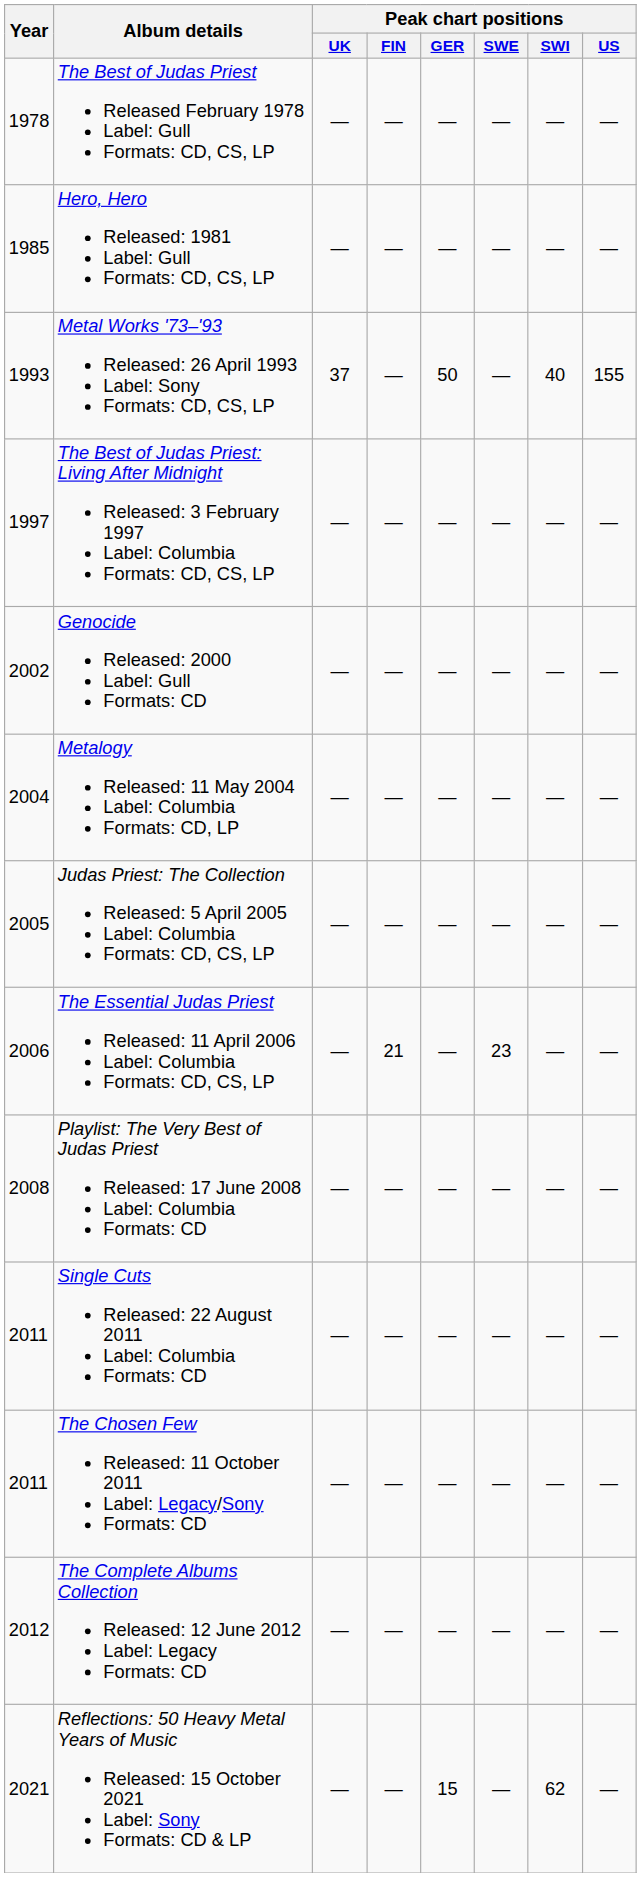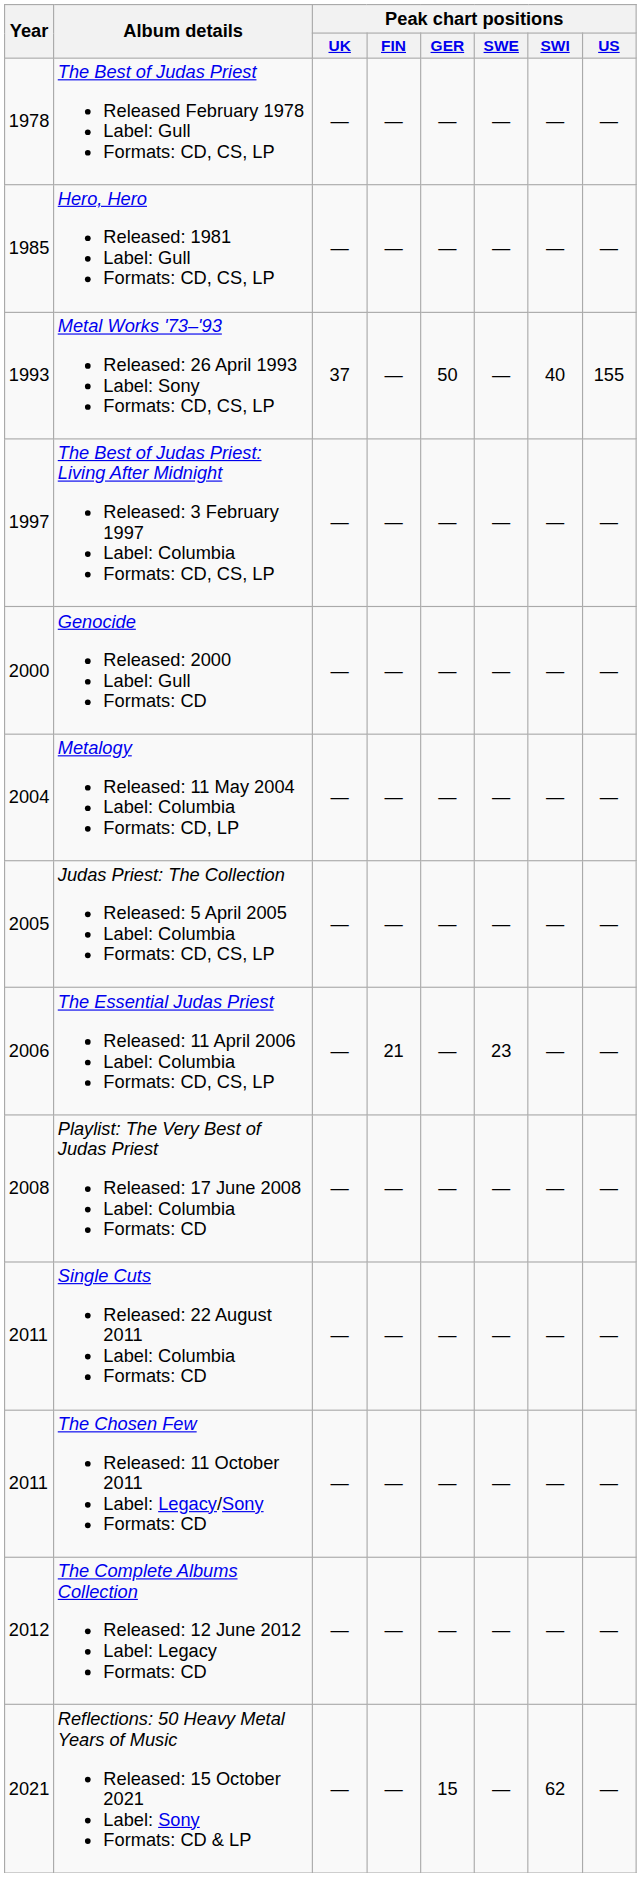(29, 670) 2002 -> (29, 670) 2000
